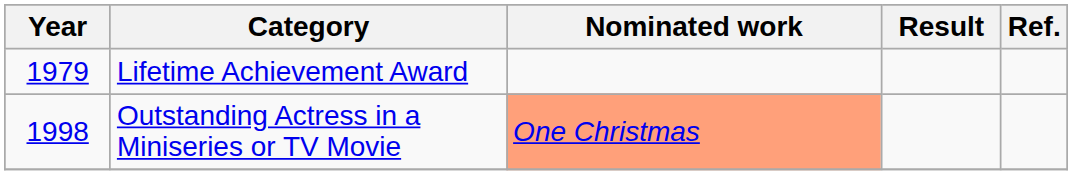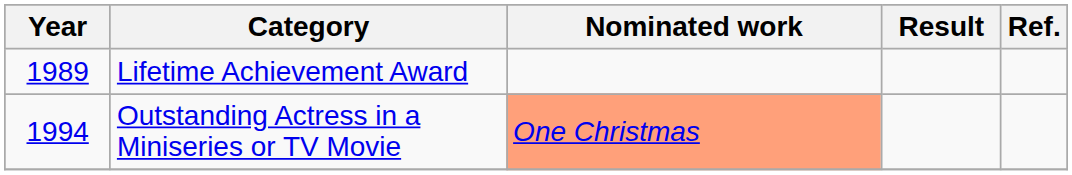(58, 71) 1979 -> (58, 71) 1989
(58, 131) 1998 -> (58, 131) 1994
